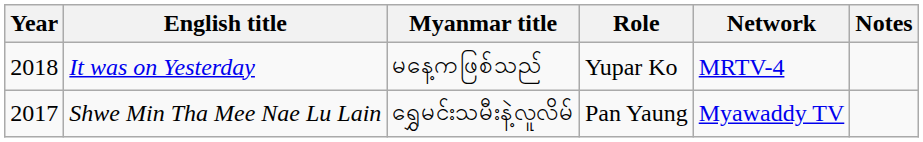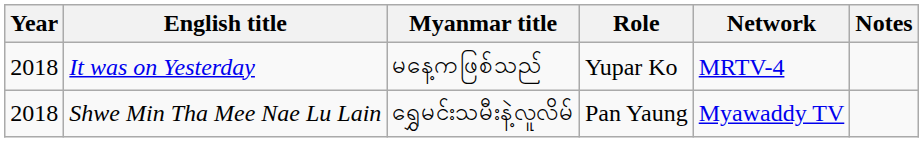(34, 113) 2017 -> (34, 113) 2018
